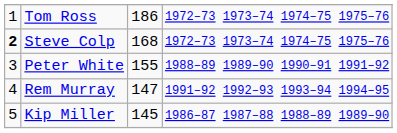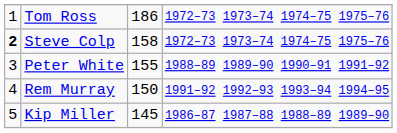(145, 41) 168 -> (145, 41) 158
(145, 91) 147 -> (145, 91) 150
